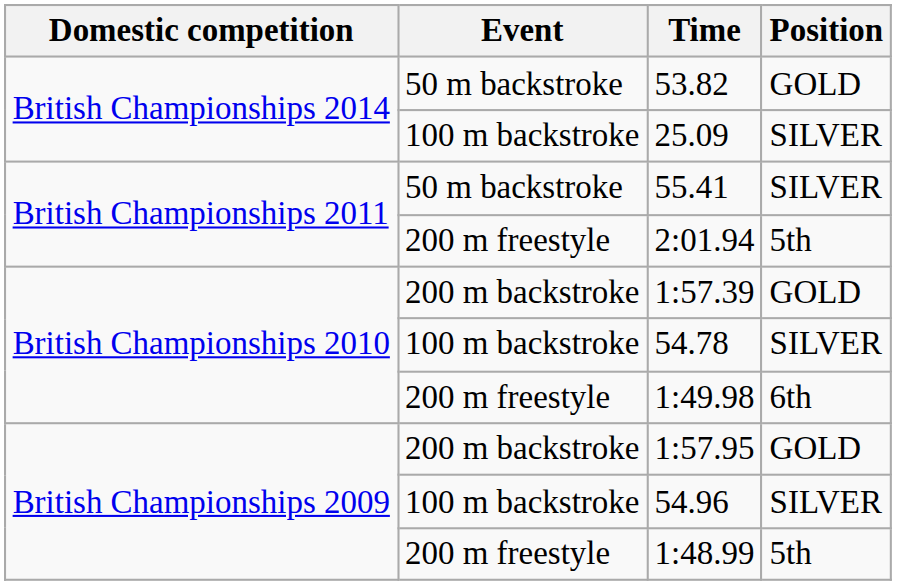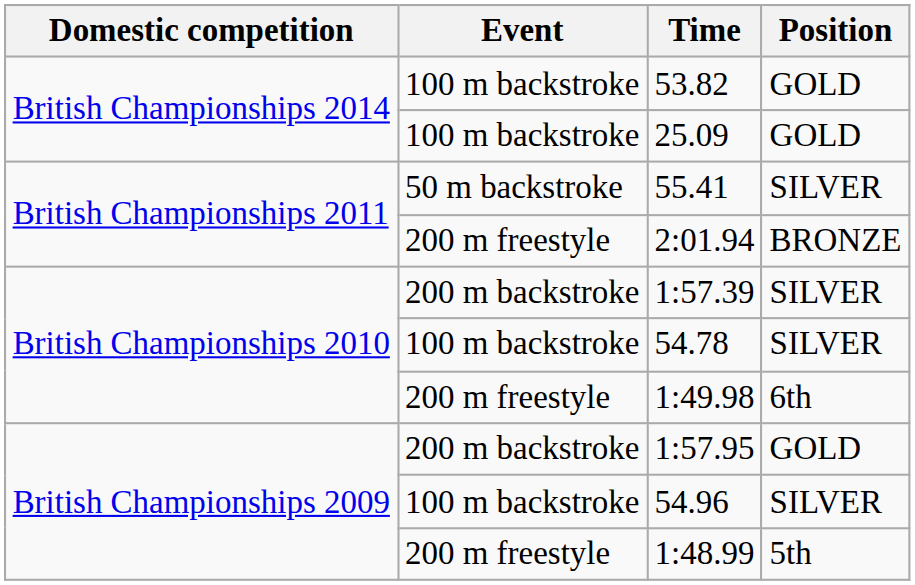(514, 82) 50 m backstroke -> (522, 82) 100 m backstroke
(826, 135) SILVER -> (815, 135) GOLD
(791, 239) 5th -> (835, 239) BRONZE
(815, 291) GOLD -> (826, 291) SILVER
